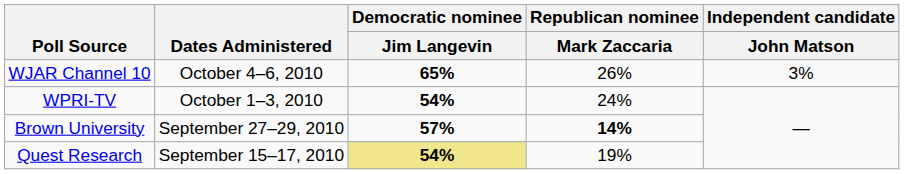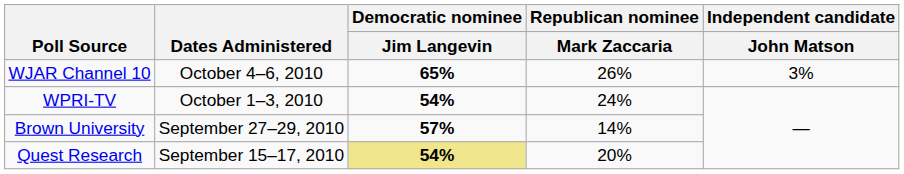(614, 127) bold -> (614, 127) normal
(614, 155) 19% -> (614, 155) 20%
